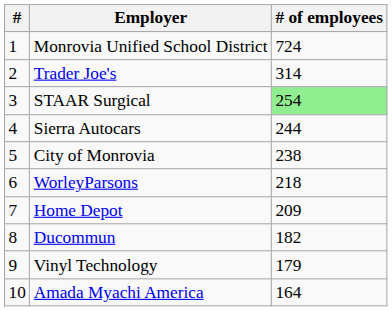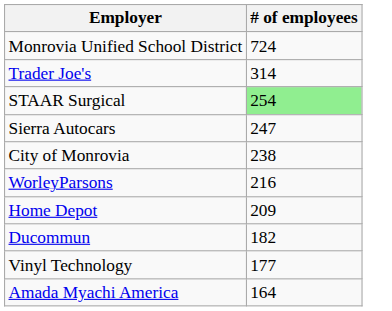- column: (17, 18)
(288, 127) 244 -> (263, 127) 247
(288, 182) 218 -> (263, 182) 216
(288, 264) 179 -> (263, 264) 177
